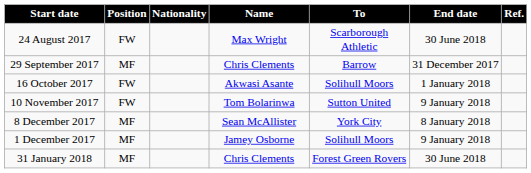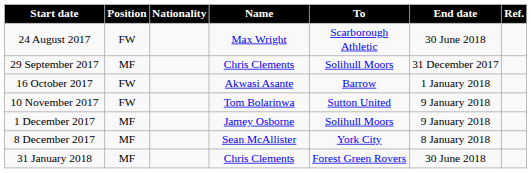(359, 65) Barrow -> (359, 65) Solihull Moors
(359, 83) Solihull Moors -> (359, 83) Barrow
rows swapped: (54, 140) <-> (54, 121)
